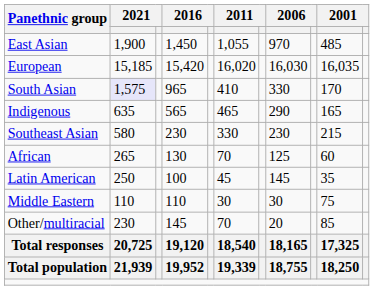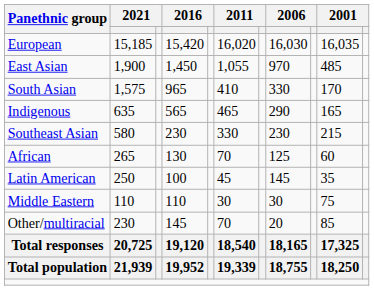rows swapped: (35, 66) <-> (38, 44)
(130, 89) lavender background -> (130, 89) no background
